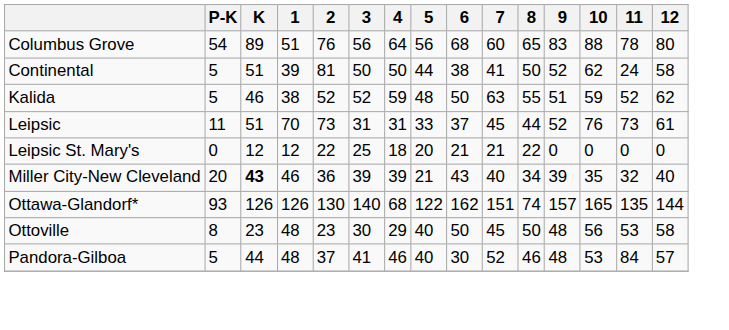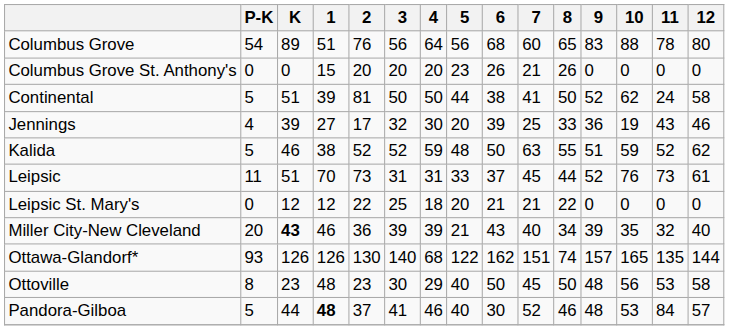+ row: (123, 71)
+ row: (42, 124)
(290, 257) normal -> (326, 310) bold
